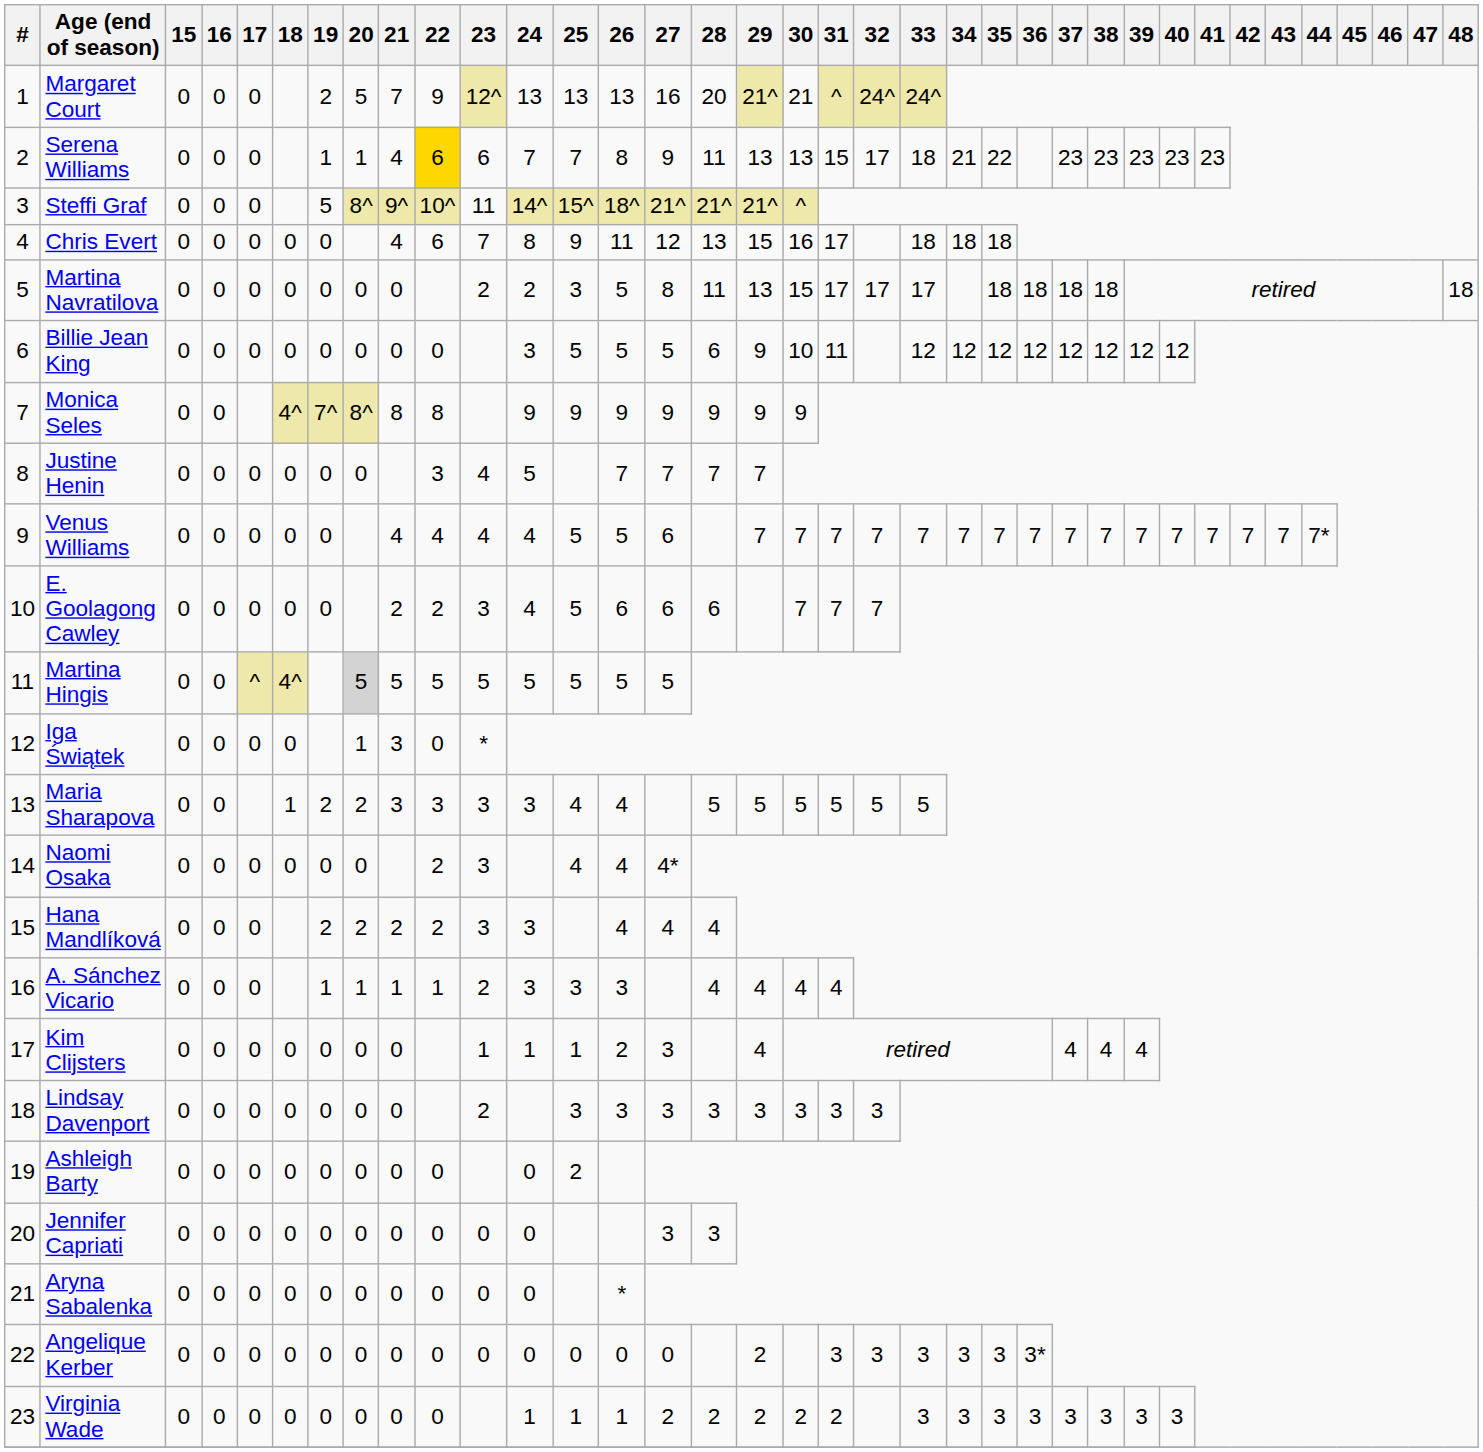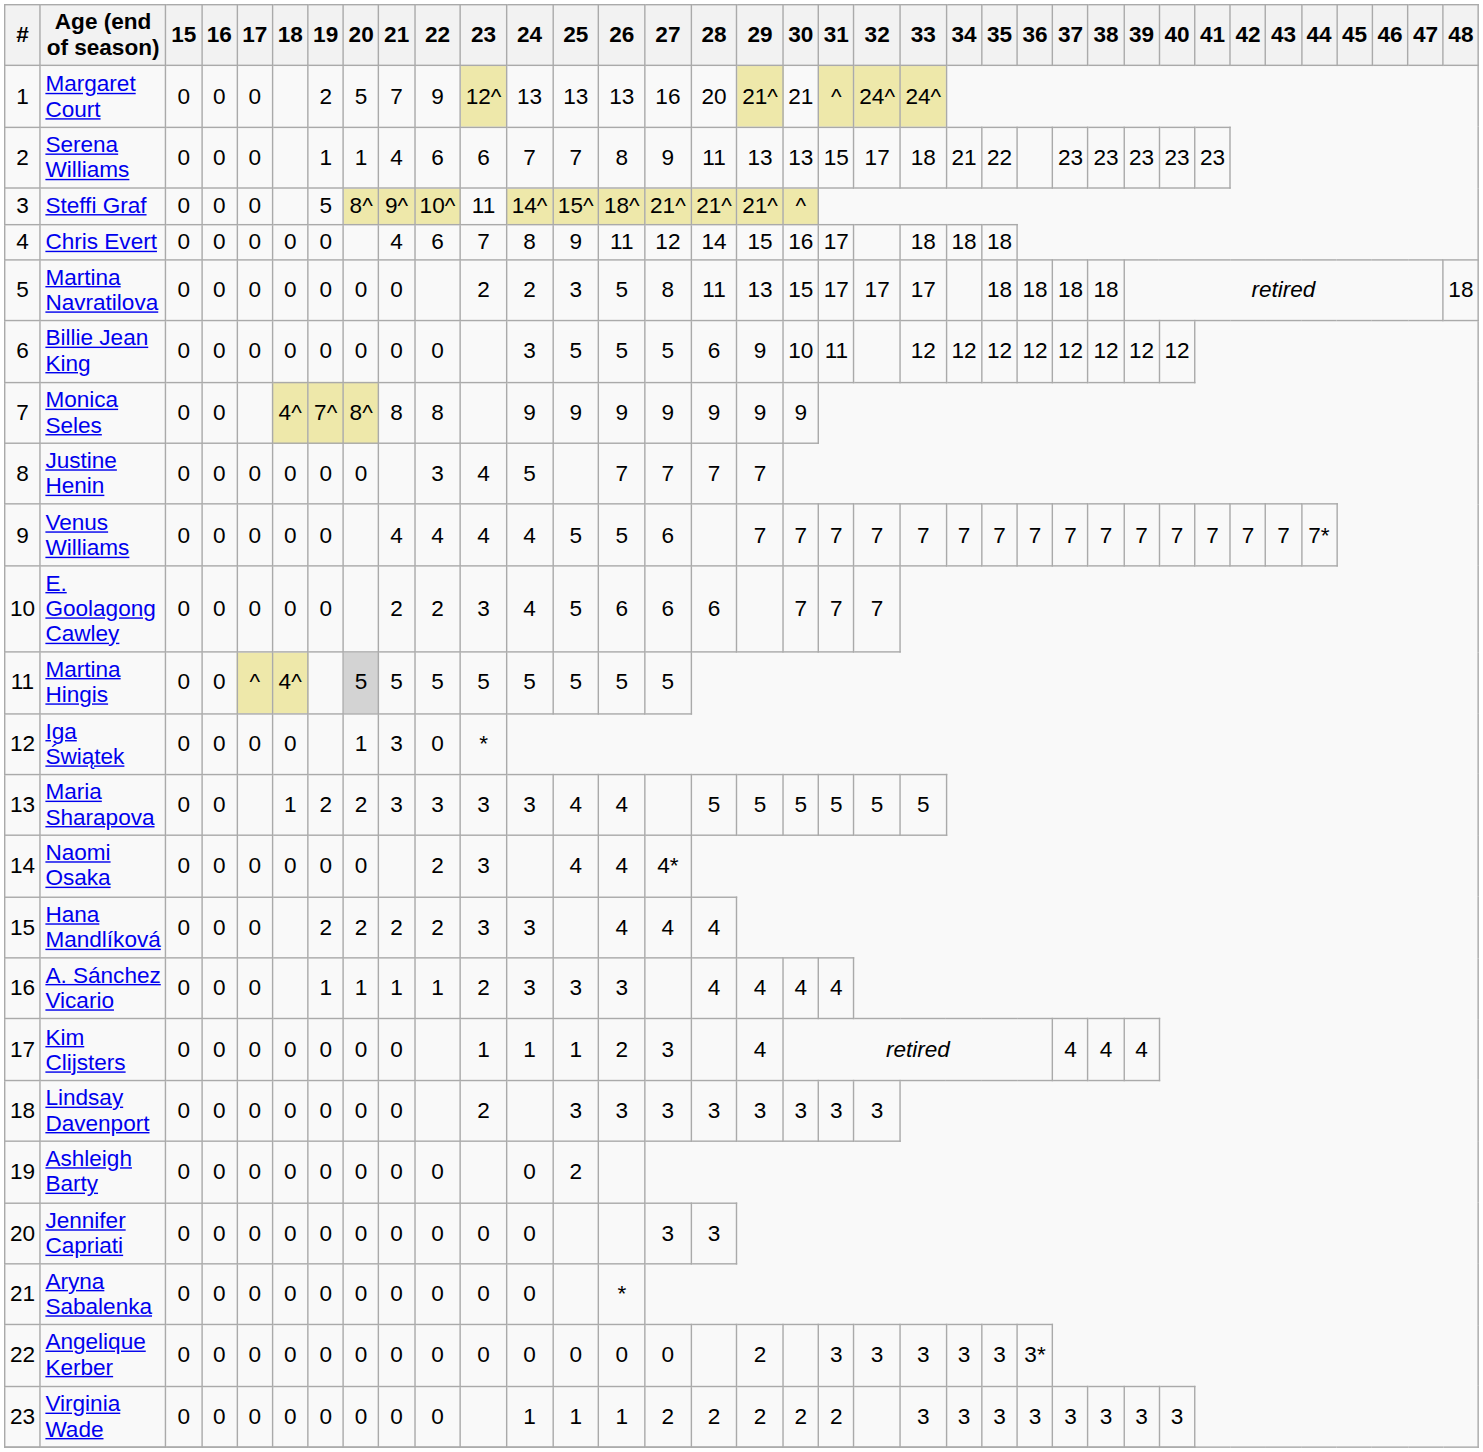(437, 157) gold background -> (437, 157) no background
(714, 241) 13 -> (714, 241) 14
